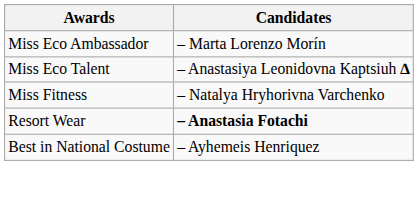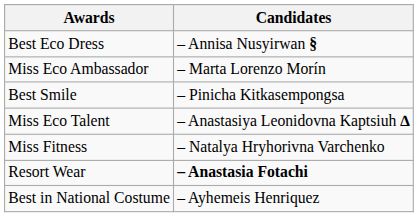+ row: (56, 43)
+ row: (42, 95)
